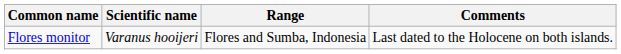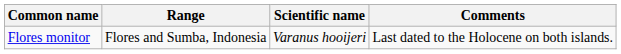columns swapped: (152, 15) <-> (285, 15)
